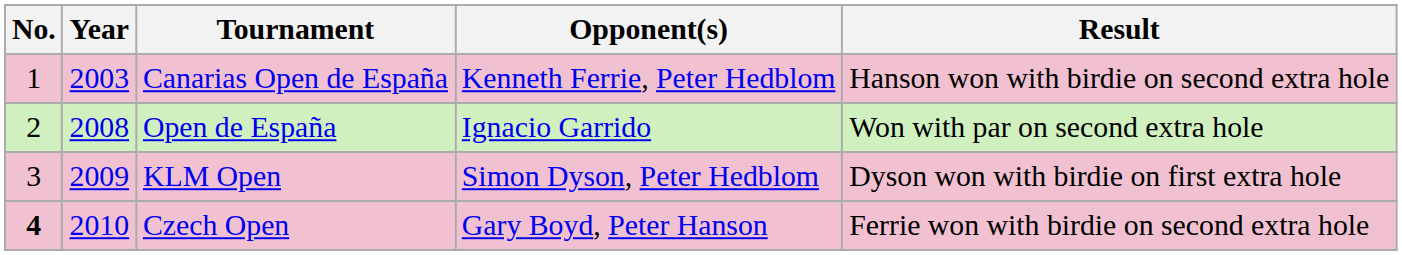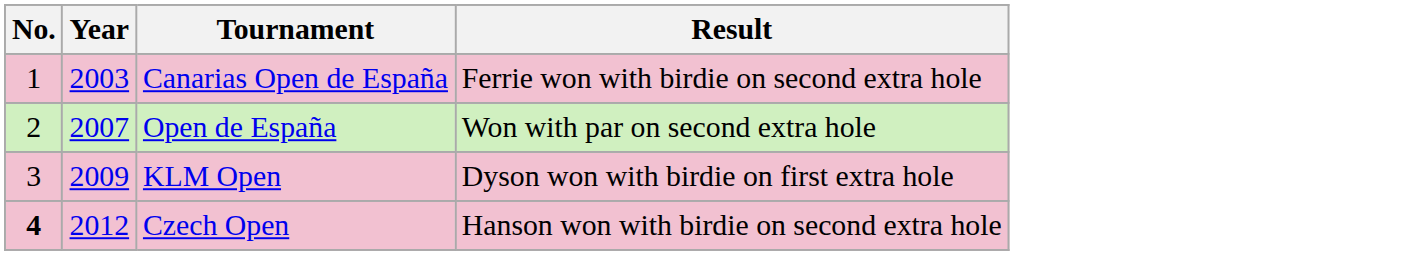- column: (649, 29)
(1119, 78) Hanson won with birdie on second extra hole -> (722, 78) Ferrie won with birdie on second extra hole
(99, 127) 2008 -> (99, 127) 2007
(99, 225) 2010 -> (99, 225) 2012
(1109, 225) Ferrie won with birdie on second extra hole -> (732, 225) Hanson won with birdie on second extra hole
